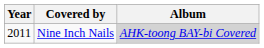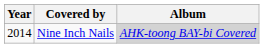(19, 33) 2011 -> (19, 33) 2014
